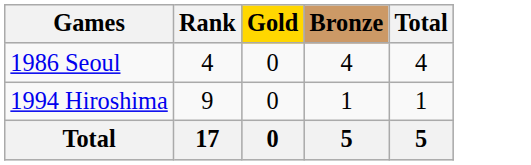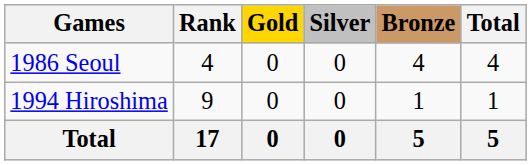+ column: (340, 23)
